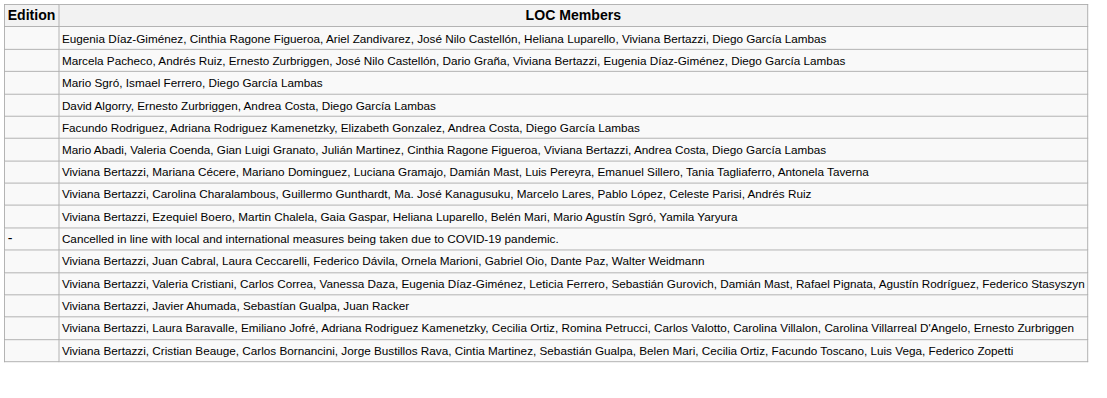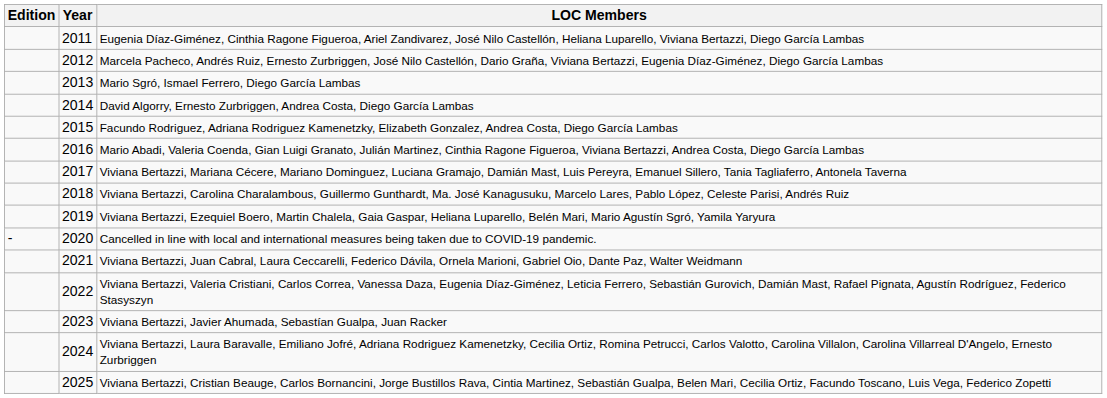+ column: (78, 15)
